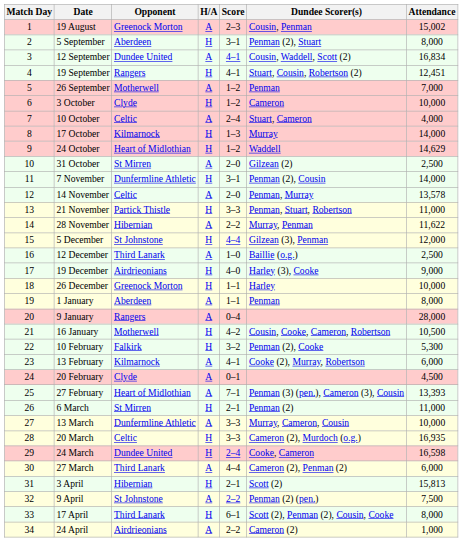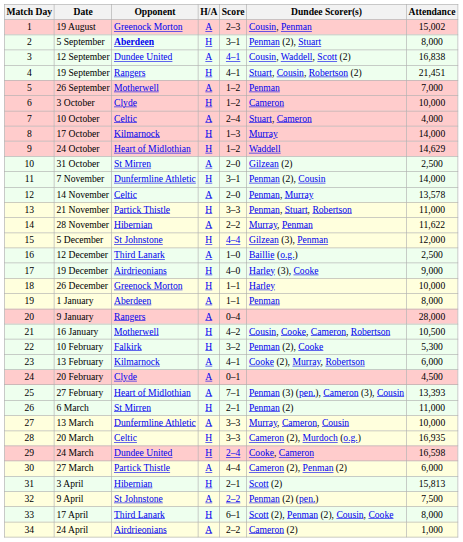(133, 42) normal -> (134, 42) bold
(432, 57) 16,834 -> (432, 57) 16,838
(432, 73) 12,451 -> (432, 73) 21,451
(139, 468) Third Lanark -> (142, 468) Partick Thistle
